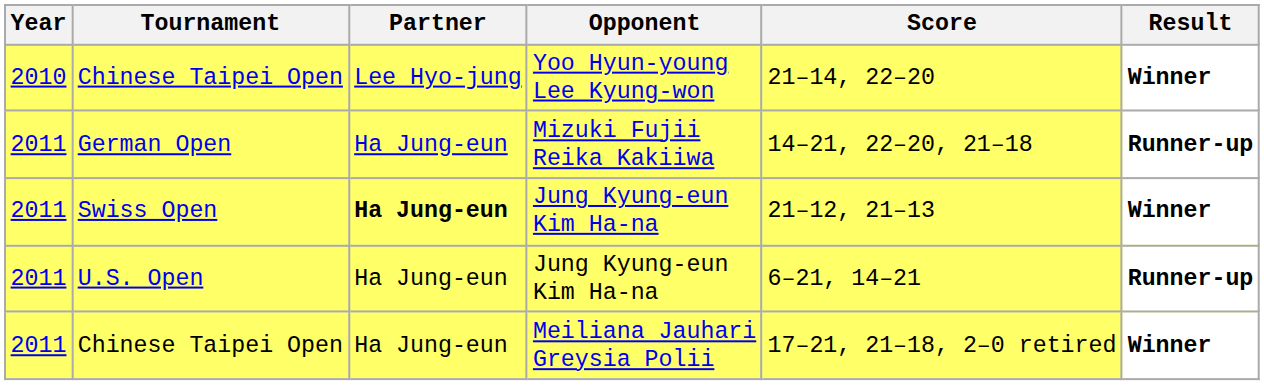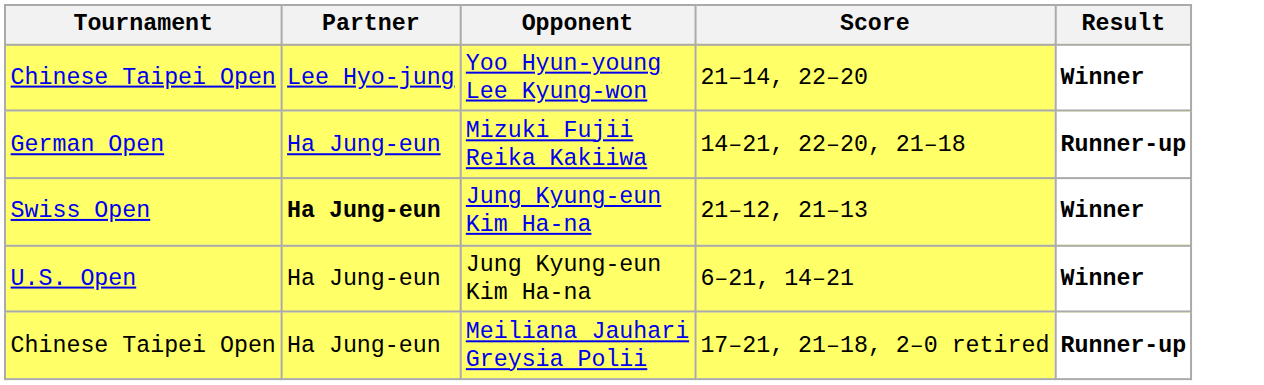- column: (39, 24)
(1191, 278) Runner-up -> (1102, 278) Winner
(1170, 345) Winner -> (1123, 345) Runner-up
